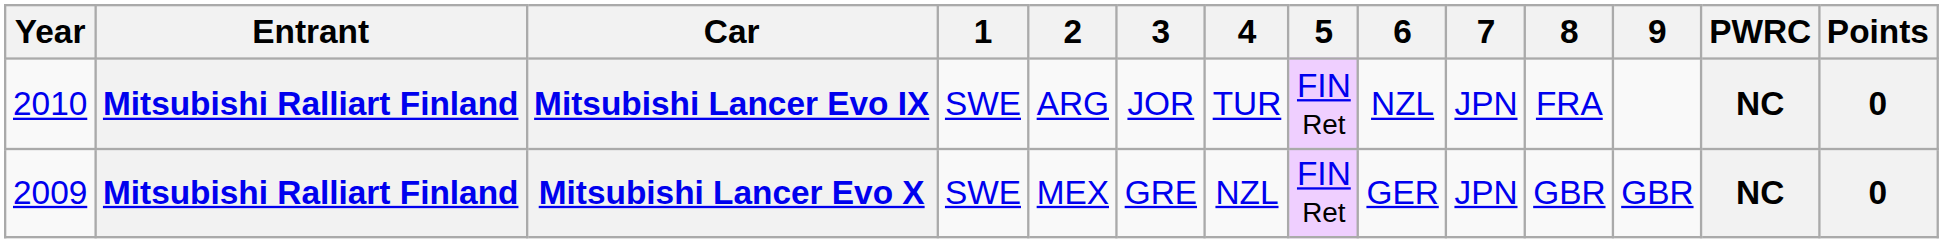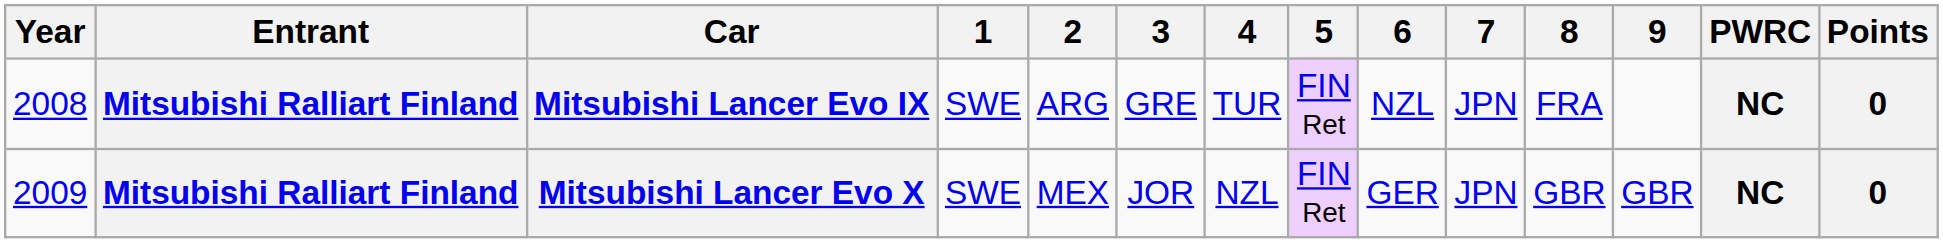(50, 103) 2010 -> (50, 103) 2008
(1161, 103) JOR -> (1161, 103) GRE
(1161, 193) GRE -> (1161, 193) JOR
